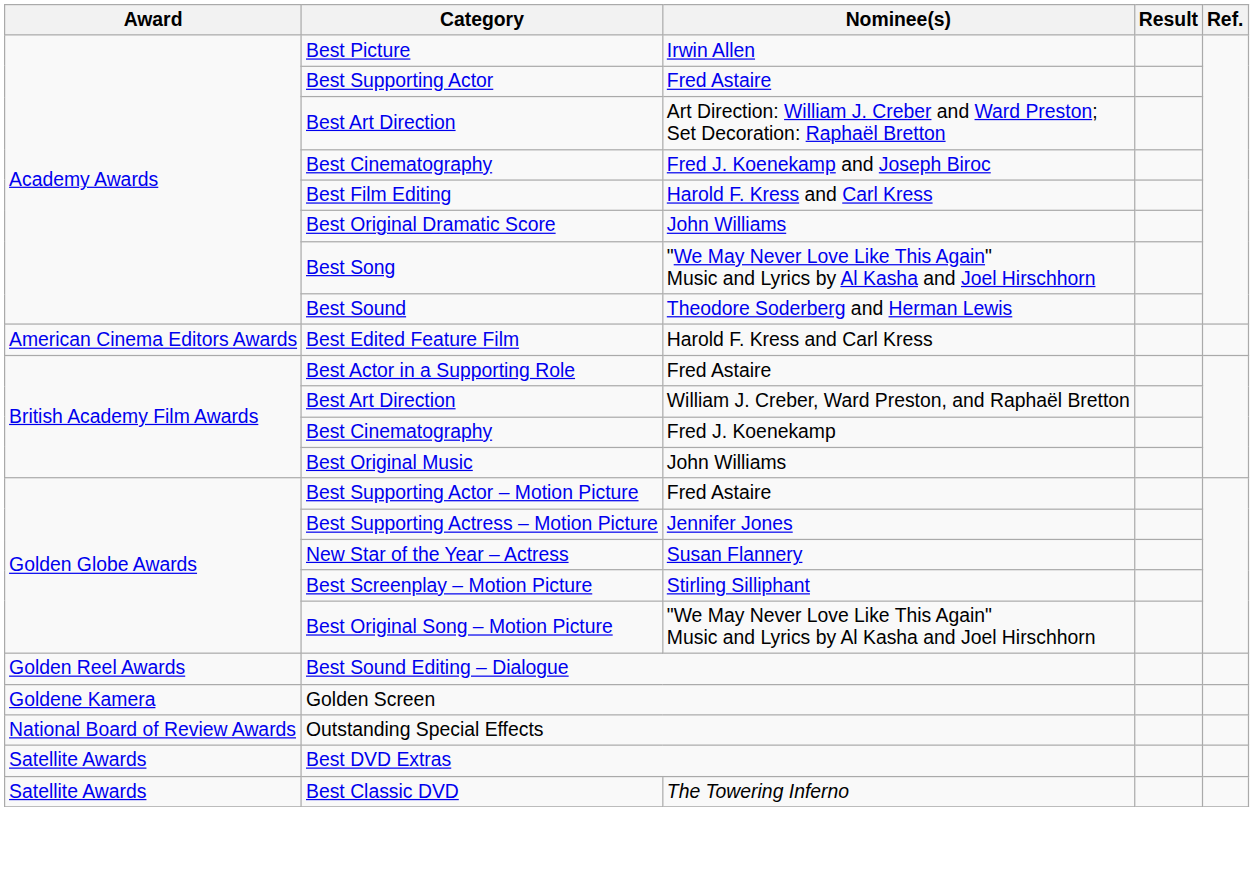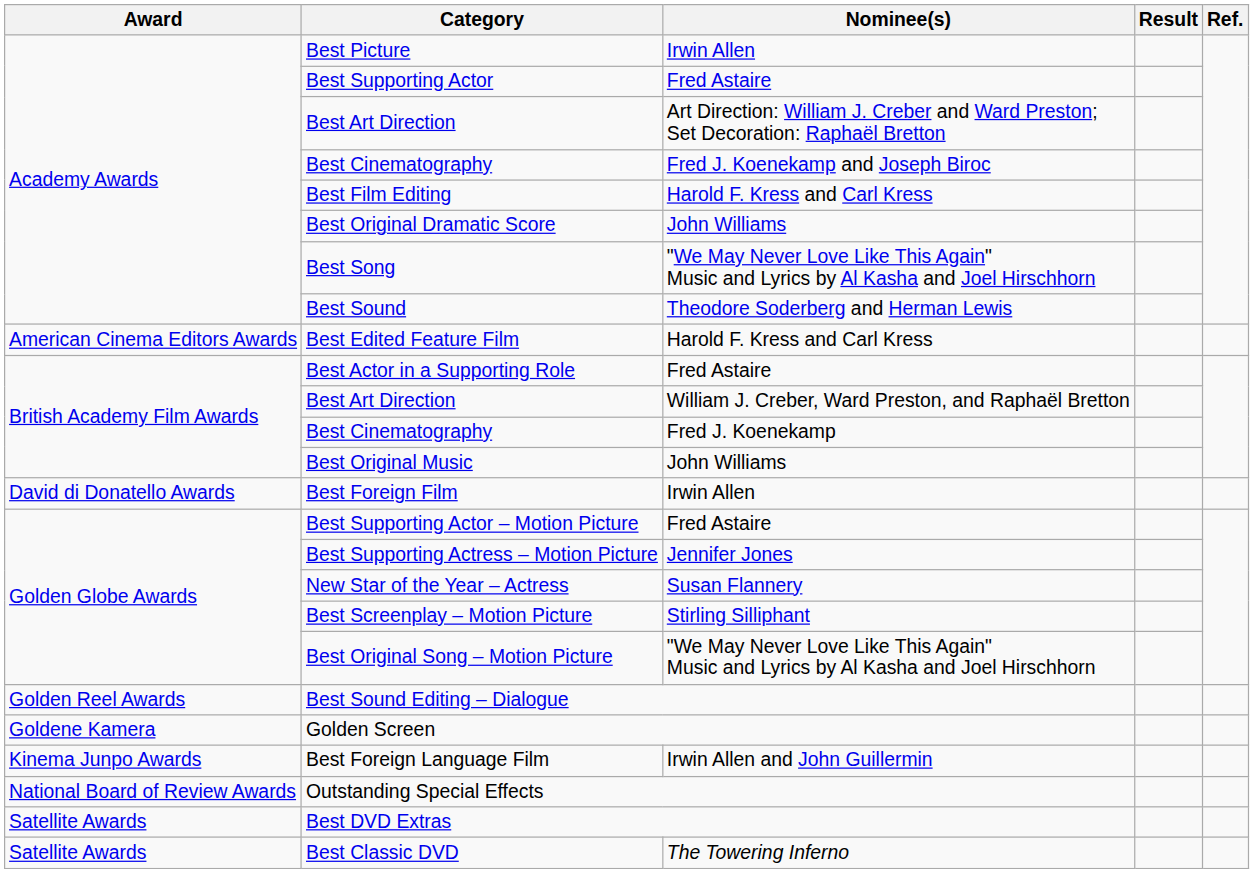+ row: (382, 493)
+ row: (428, 760)
